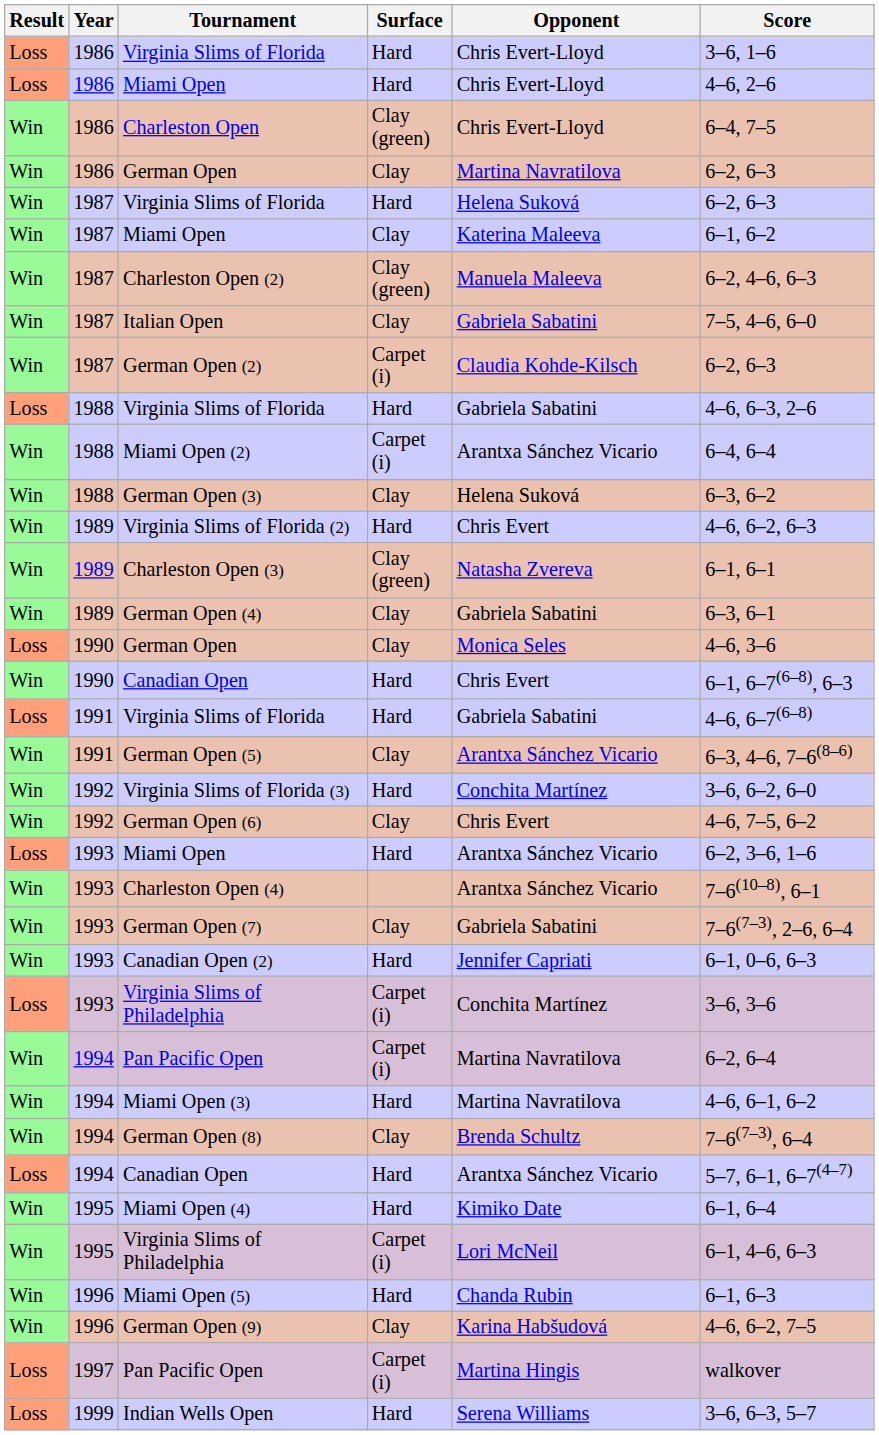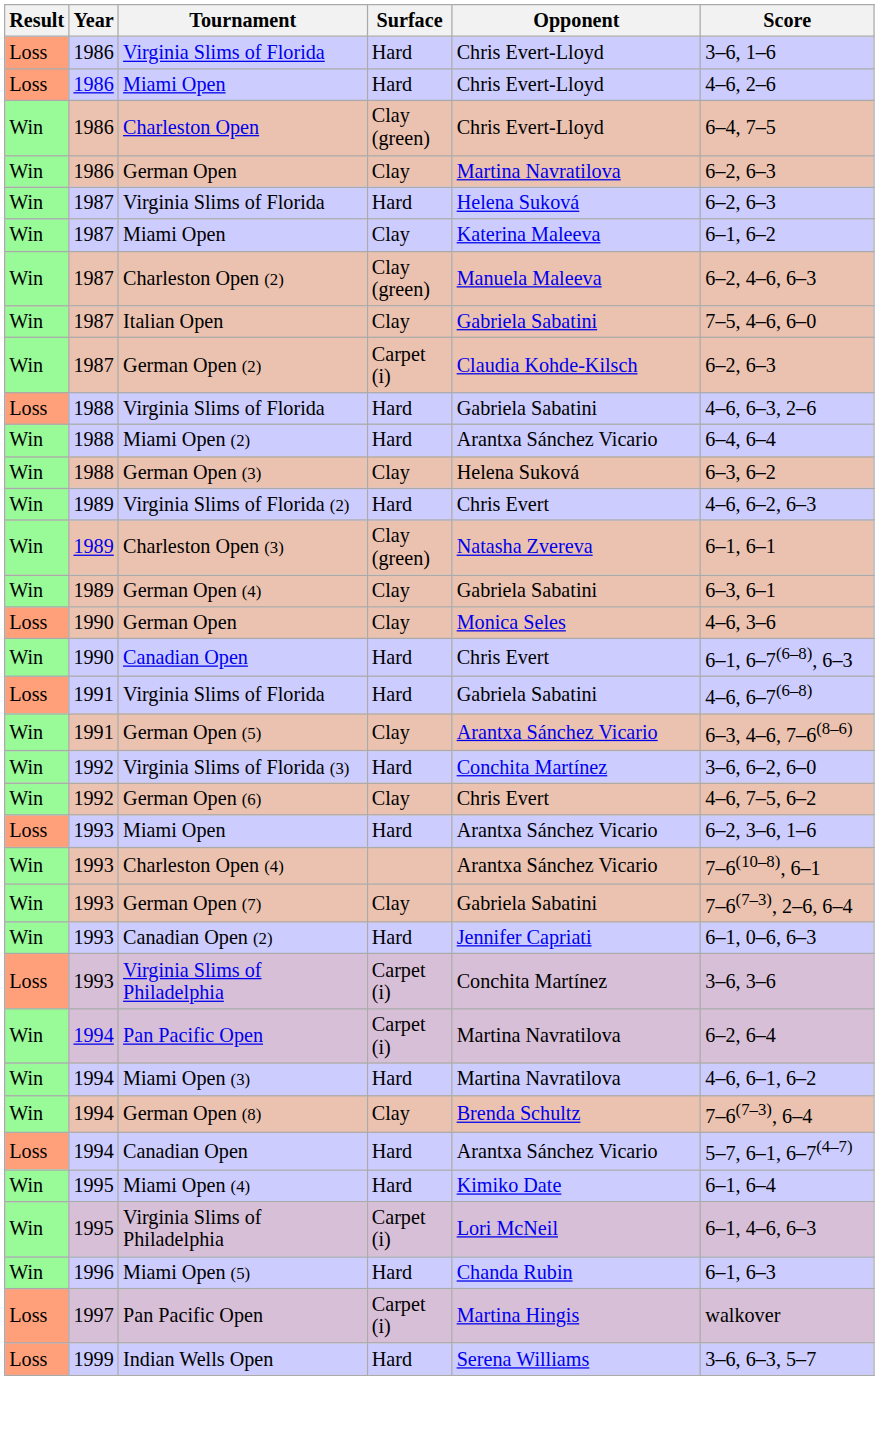(399, 451) Carpet (i) -> (392, 440) Hard
- row: (94, 1327)
